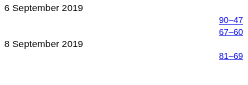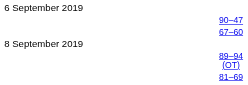+ row: (98, 61)
